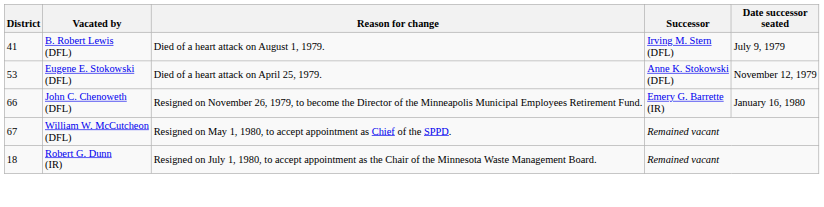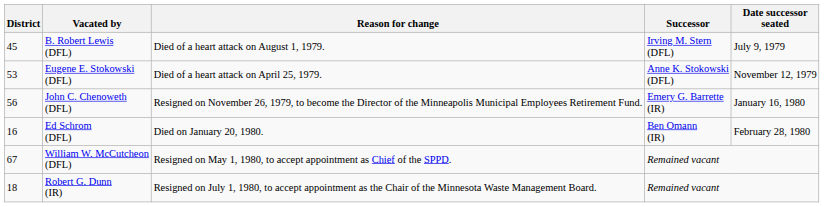(12, 46) 41 -> (12, 46) 45
(12, 103) 66 -> (12, 103) 56
+ row: (68, 131)
